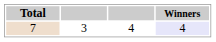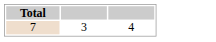- column: (182, 13)
